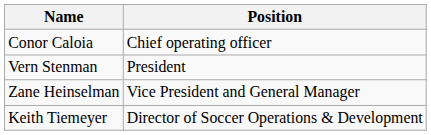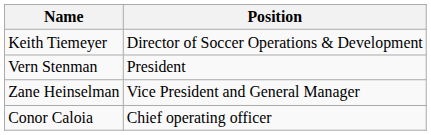rows swapped: (51, 42) <-> (58, 117)
